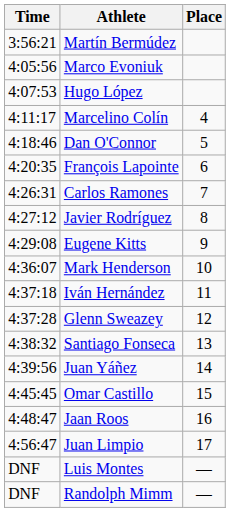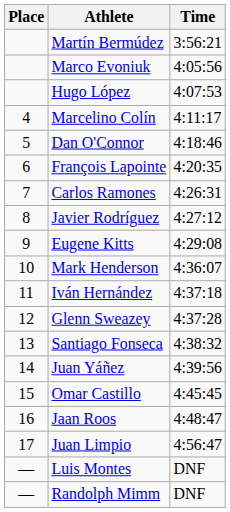columns swapped: (204, 17) <-> (32, 17)
